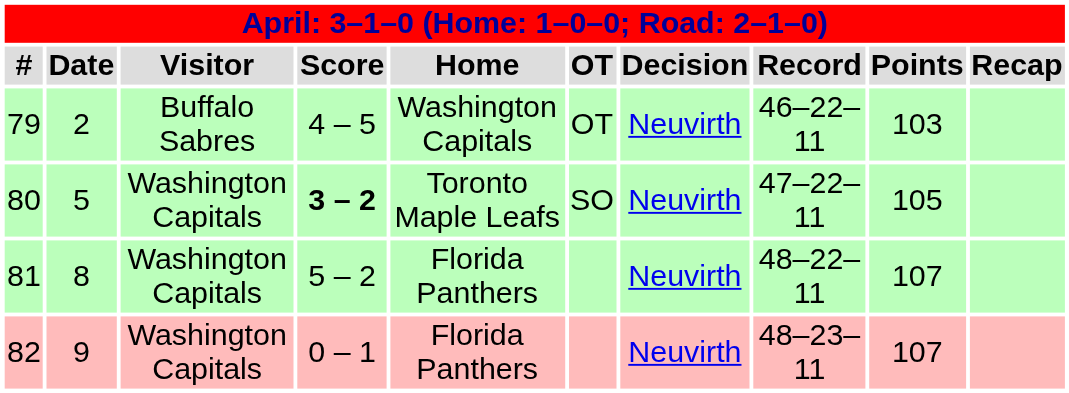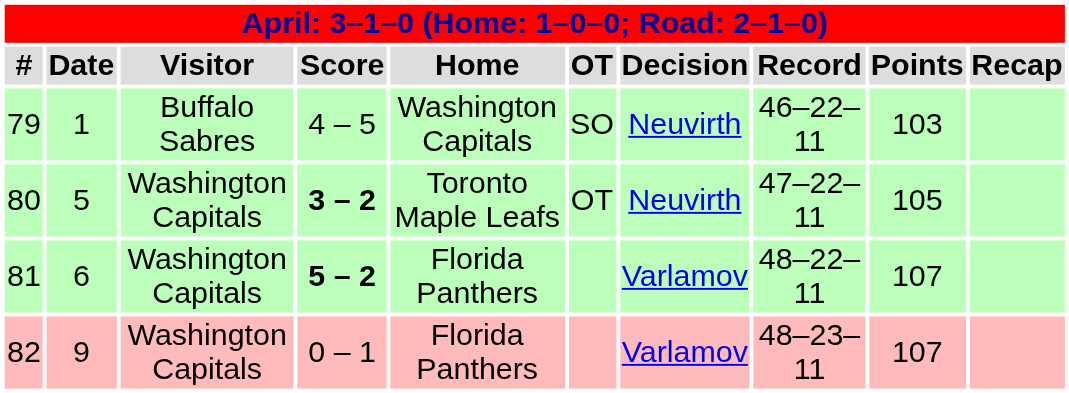(81, 124) 2 -> (81, 124) 1
(592, 124) OT -> (592, 124) SO
(592, 200) SO -> (592, 200) OT
(81, 276) 8 -> (81, 276) 6
(342, 276) normal -> (342, 276) bold
(685, 276) Neuvirth -> (685, 276) Varlamov
(685, 352) Neuvirth -> (685, 352) Varlamov
